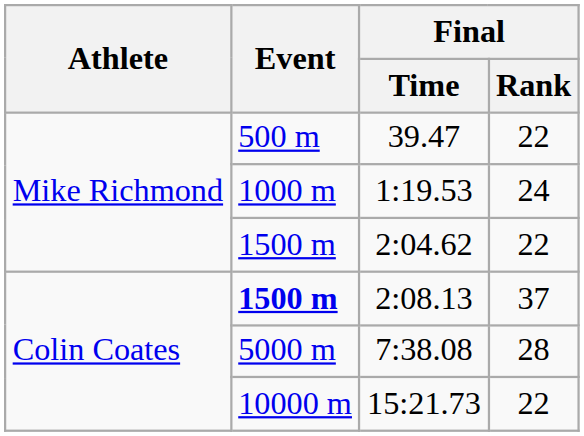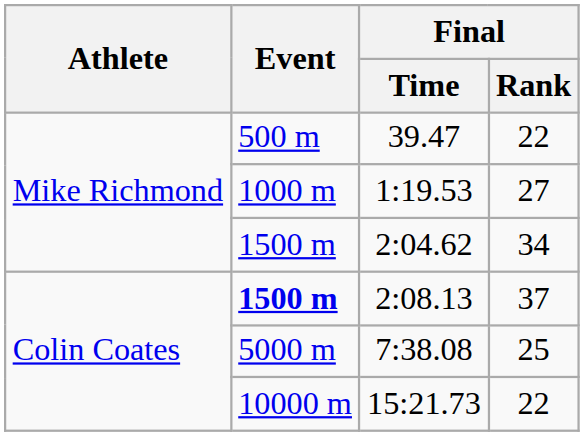(534, 191) 24 -> (534, 191) 27
(534, 244) 22 -> (534, 244) 34
(534, 350) 28 -> (534, 350) 25
